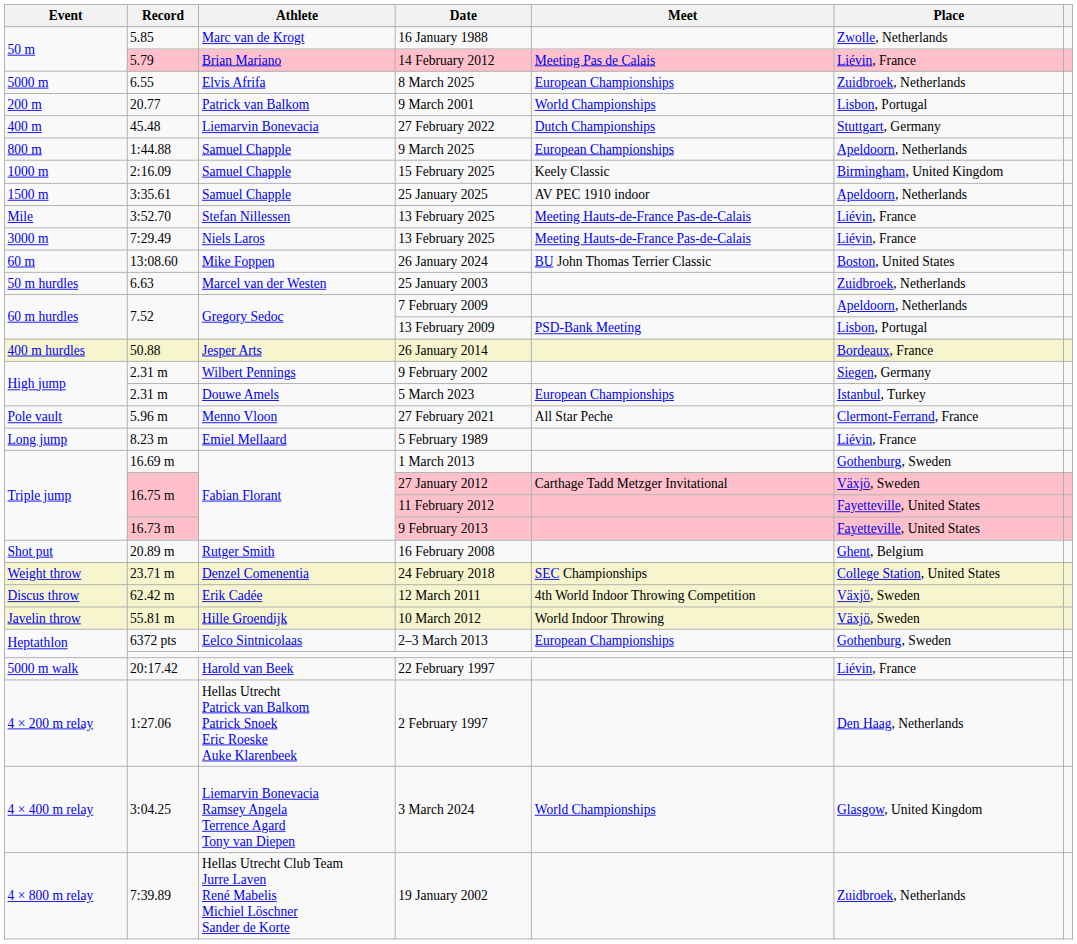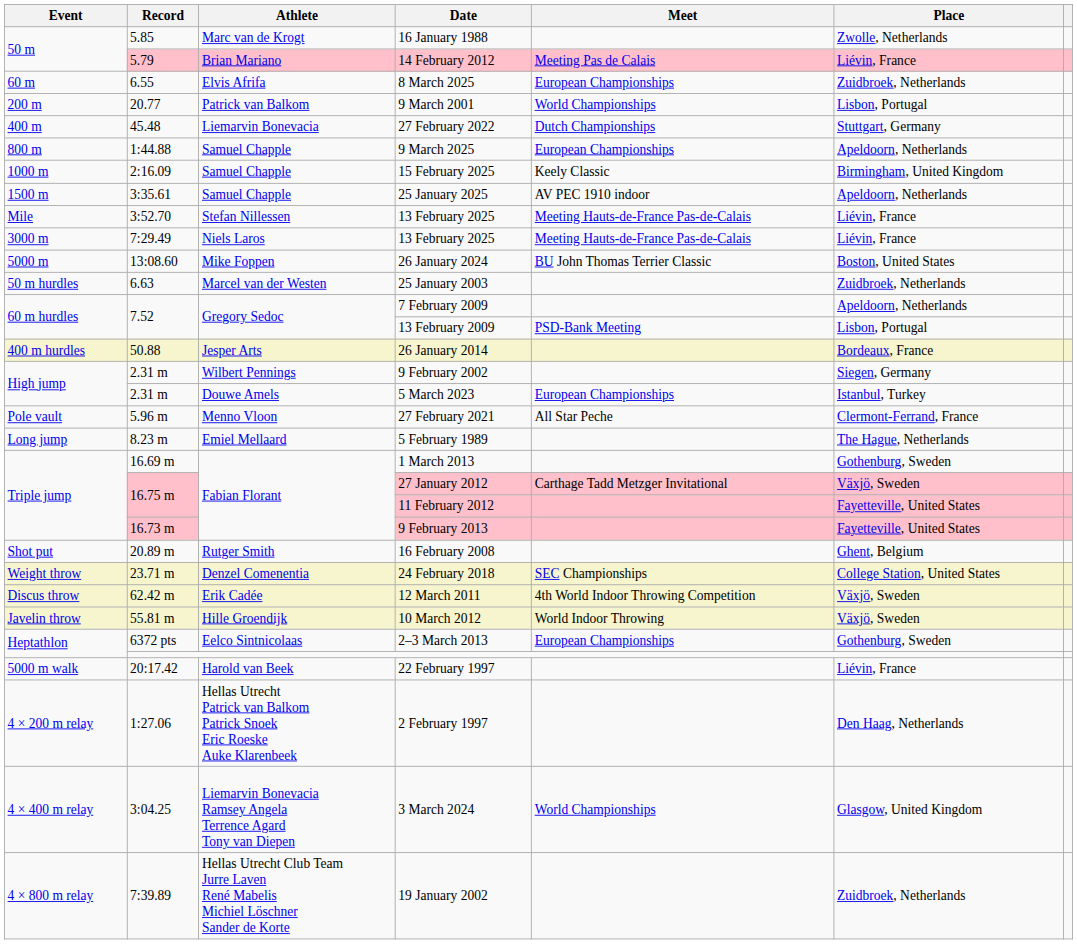(28, 82) 5000 m -> (21, 82) 60 m
(21, 261) 60 m -> (28, 261) 5000 m
(876, 439) Liévin, France -> (903, 439) The Hague, Netherlands
